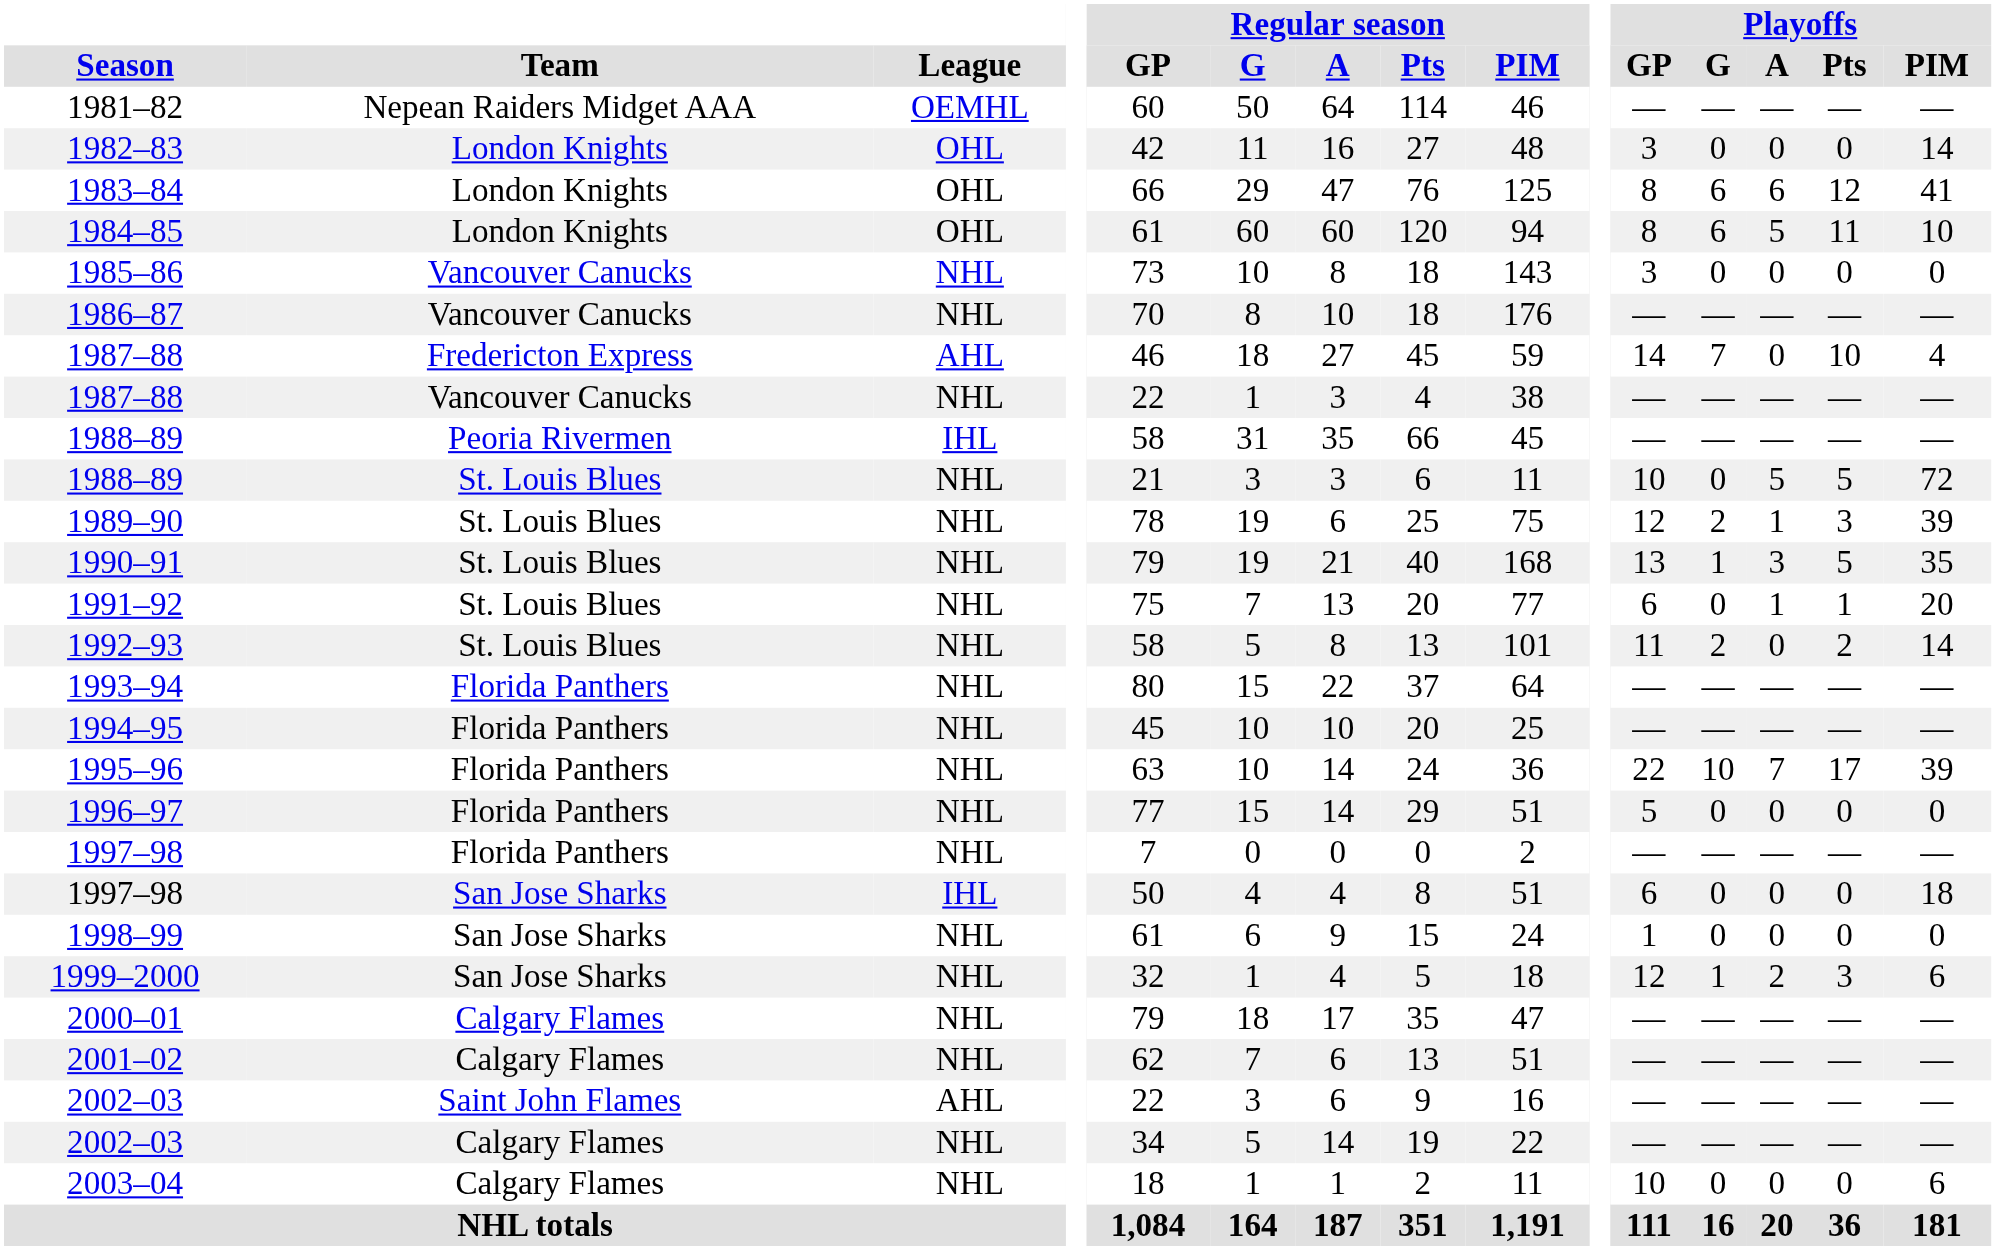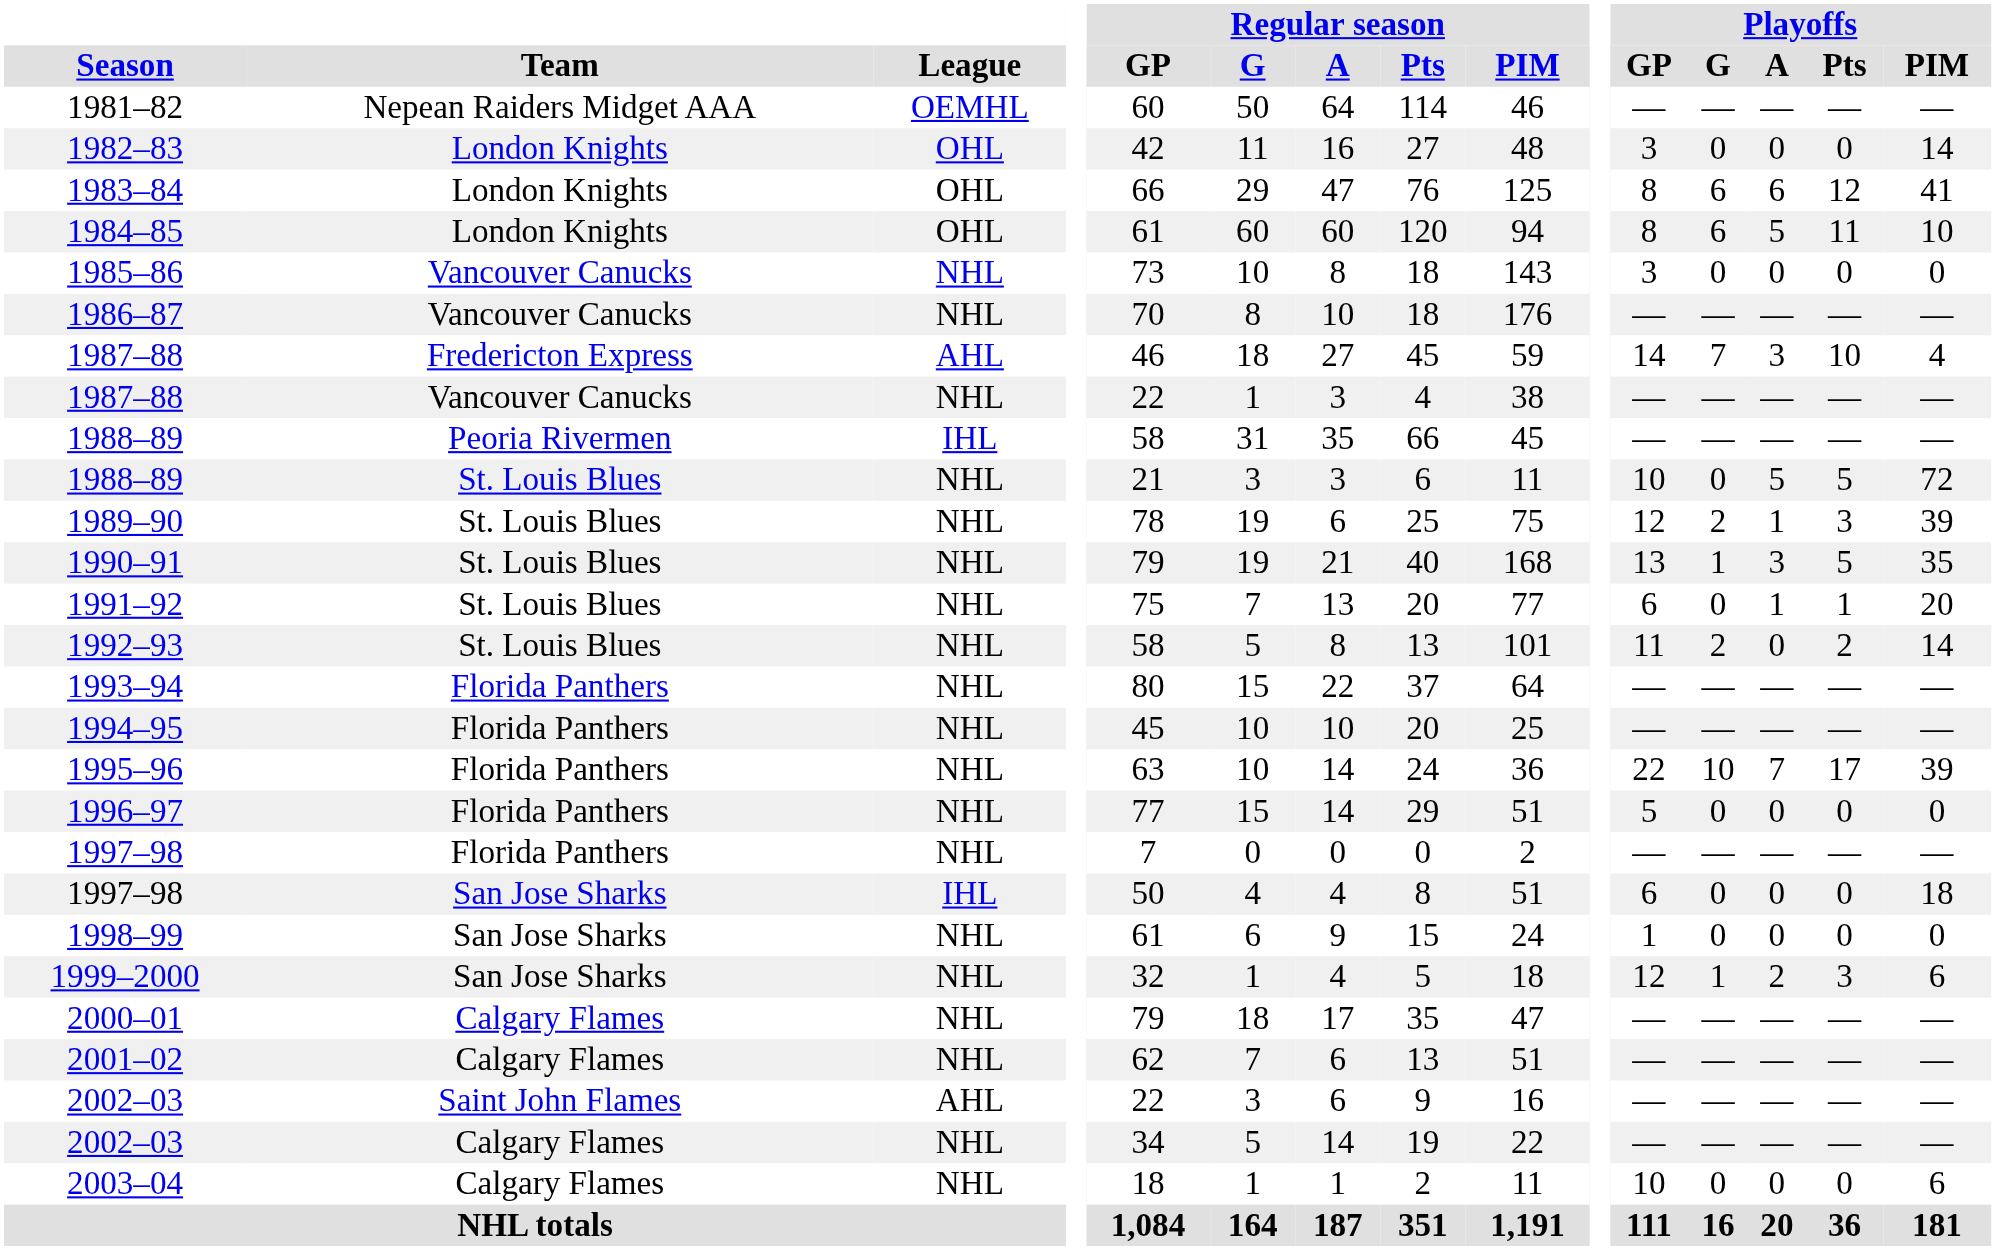(1777, 355) 0 -> (1777, 355) 3
